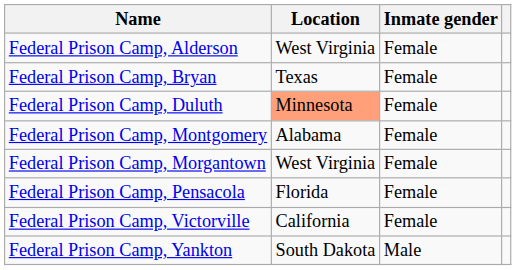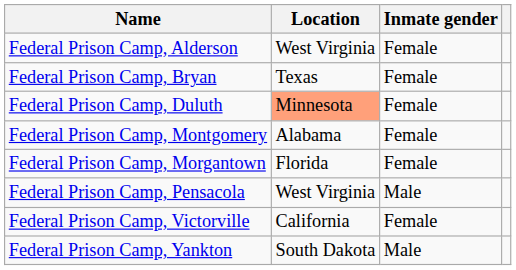(325, 163) West Virginia -> (302, 163) Florida
(302, 192) Florida -> (325, 192) West Virginia
(411, 192) Female -> (403, 192) Male
